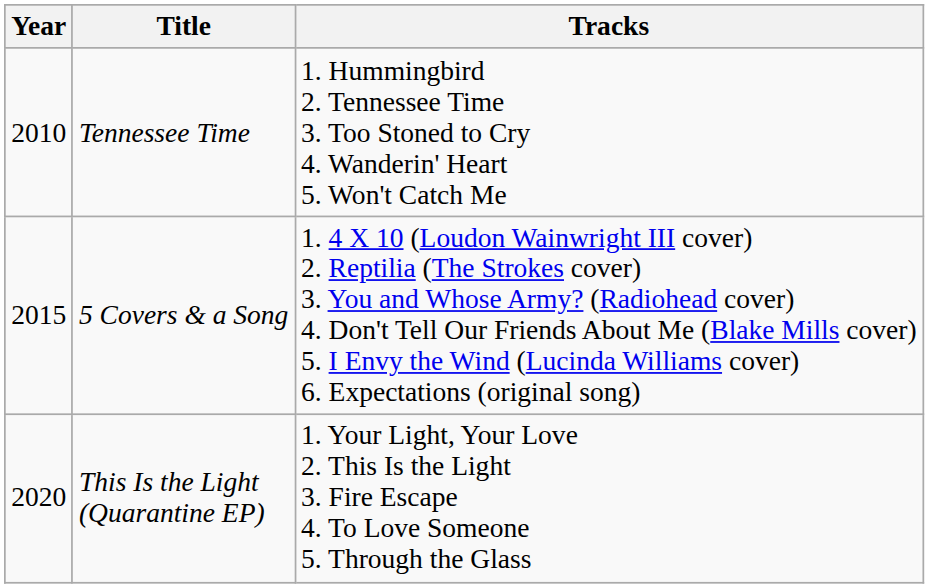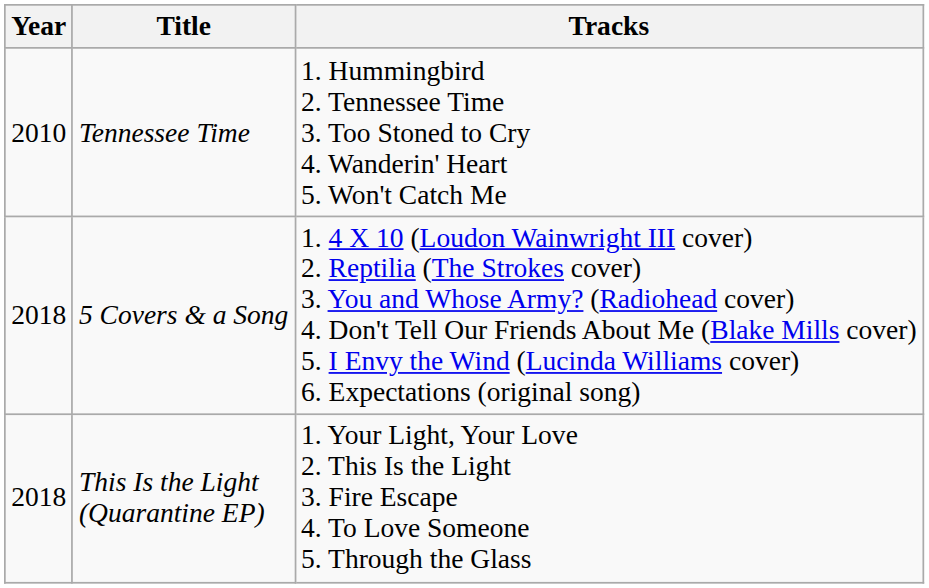(39, 314) 2015 -> (39, 314) 2018
(39, 497) 2020 -> (39, 497) 2018
